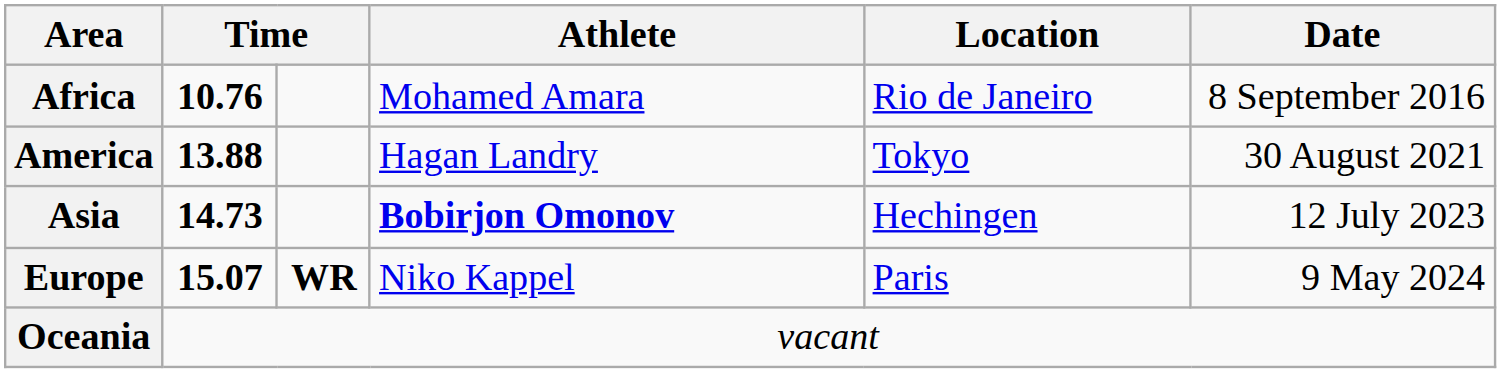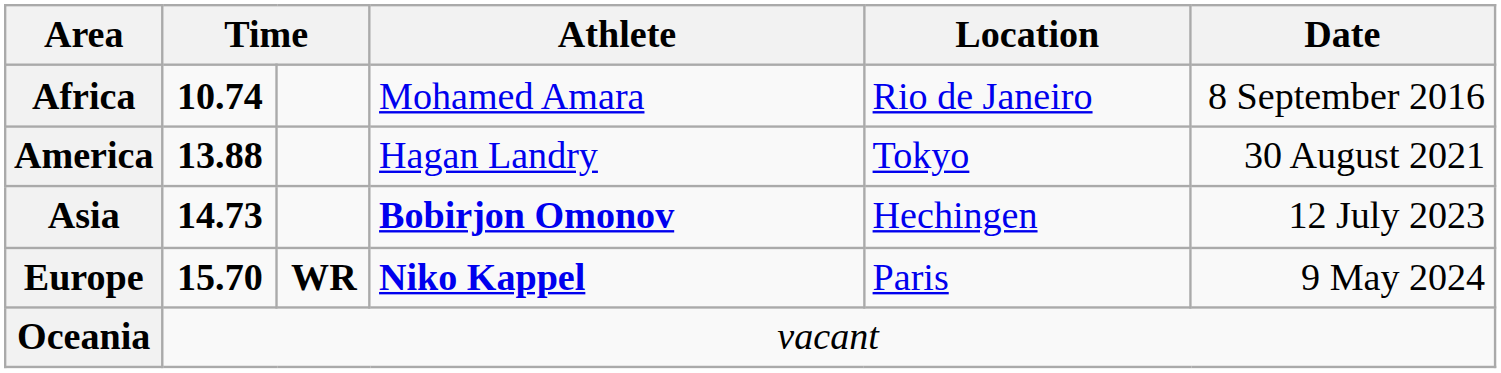(220, 95) 10.76 -> (220, 95) 10.74
(220, 276) 15.07 -> (220, 276) 15.70
(477, 276) normal -> (482, 276) bold
